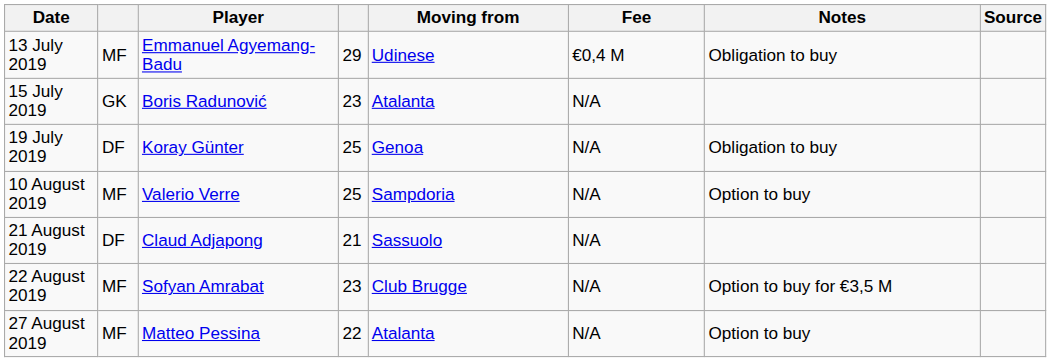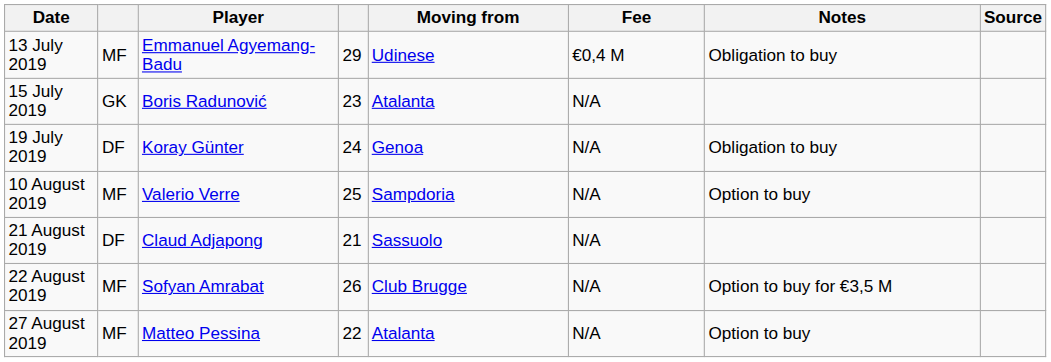(352, 147) 25 -> (352, 147) 24
(352, 286) 23 -> (352, 286) 26
